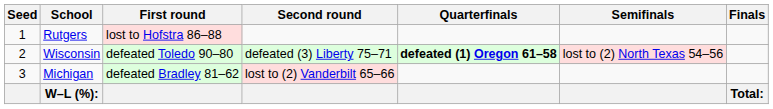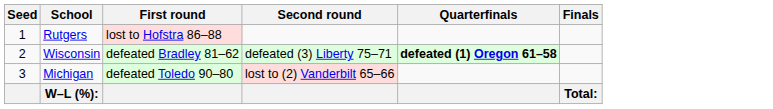- column: (643, 15)
(170, 54) defeated Toledo 90–80 -> (173, 54) defeated Bradley 81–62
(173, 74) defeated Bradley 81–62 -> (170, 74) defeated Toledo 90–80
